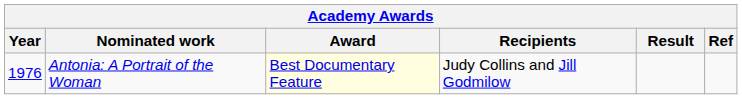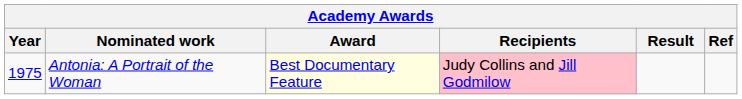(25, 73) 1976 -> (25, 73) 1975
(510, 73) no background -> (510, 73) pink background
